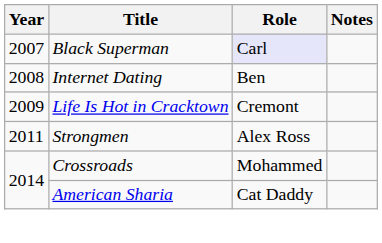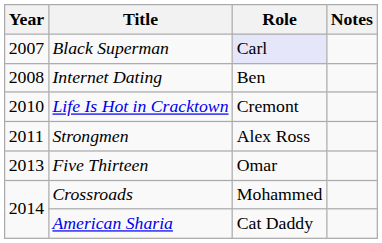(26, 107) 2009 -> (26, 107) 2010
+ row: (100, 165)
